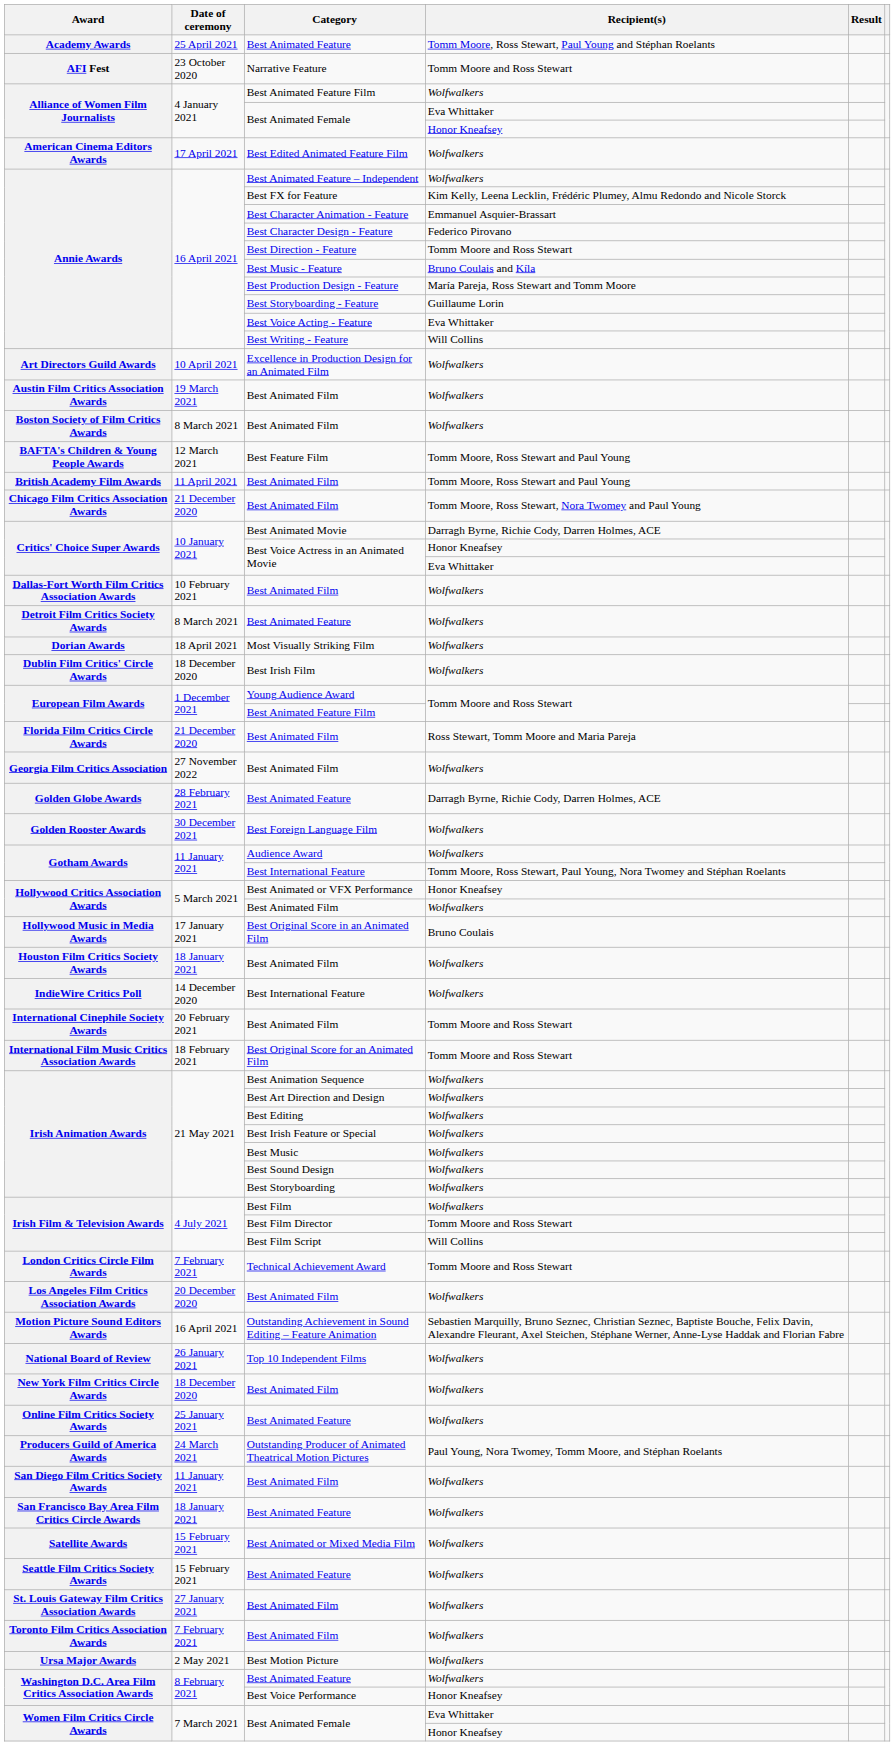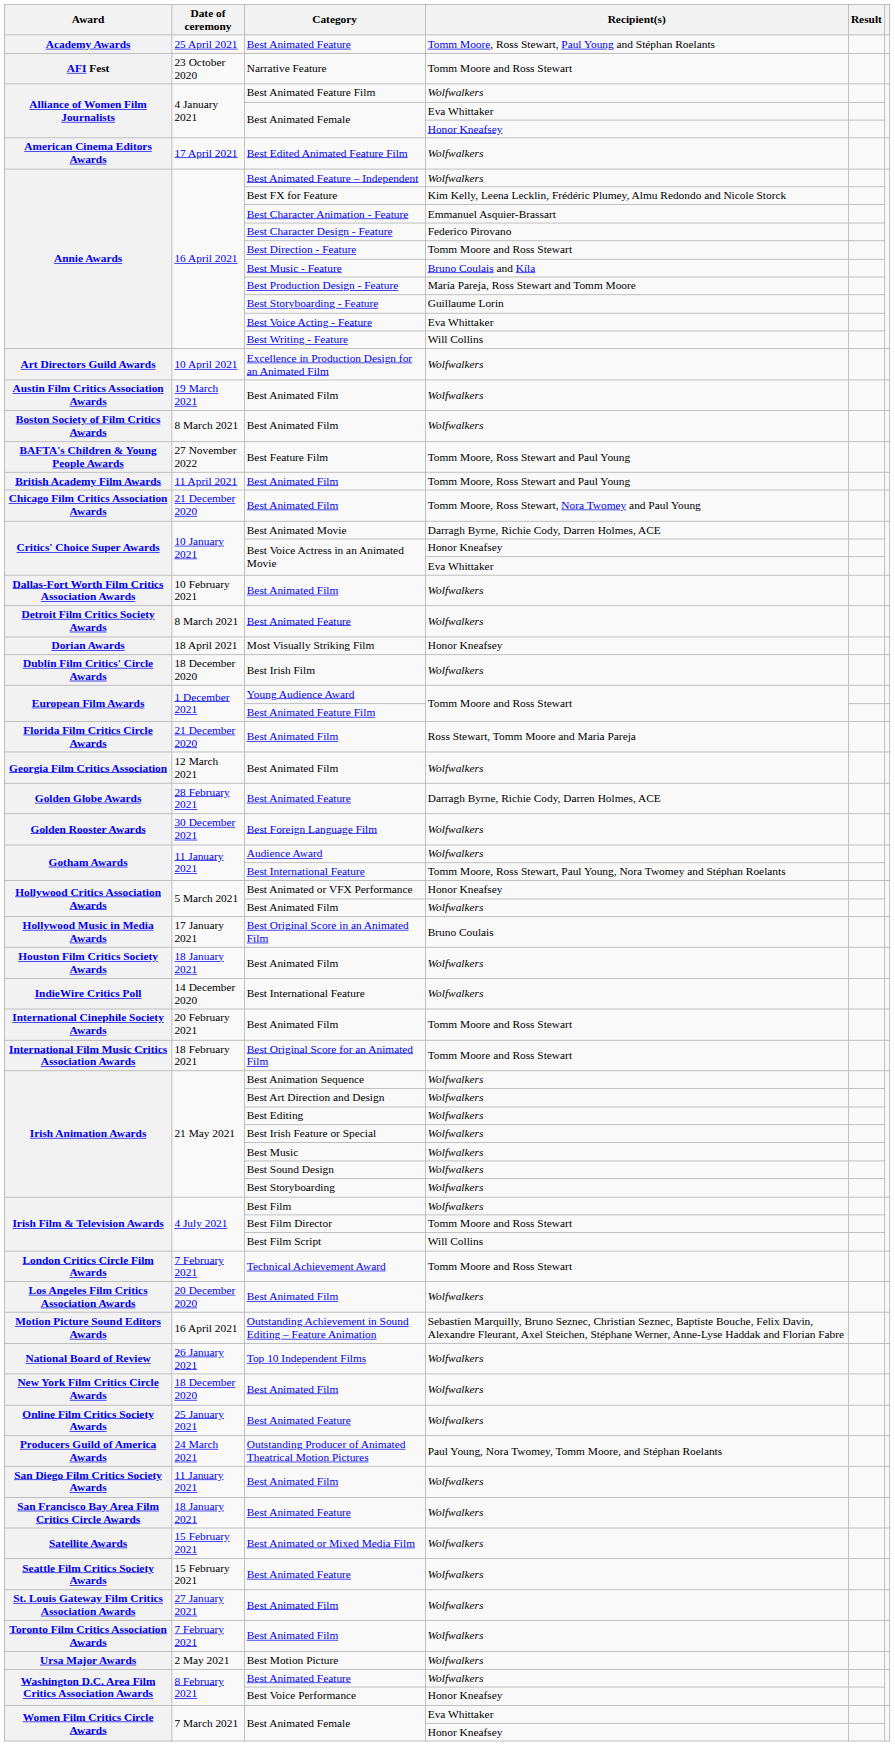(196, 456) 12 March 2021 -> (206, 456) 27 November 2022
(456, 645) Wolfwalkers -> (465, 645) Honor Kneafsey
(206, 767) 27 November 2022 -> (196, 767) 12 March 2021
